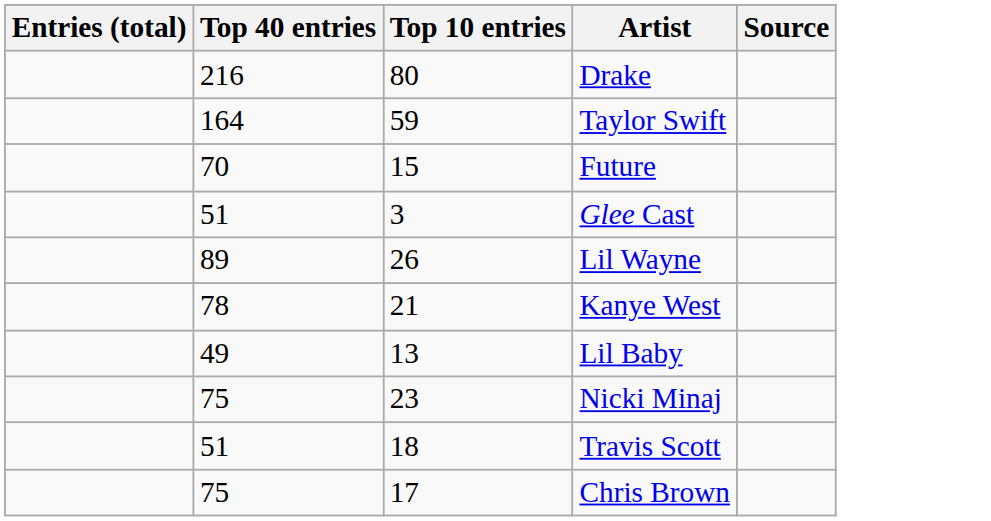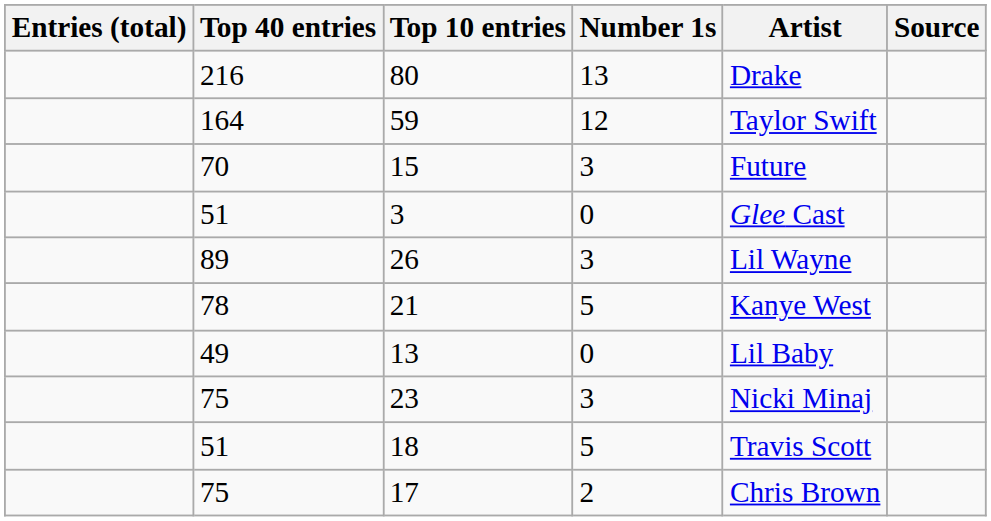+ column: (648, 27)
